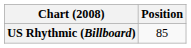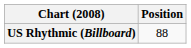(162, 33) 85 -> (162, 33) 88
